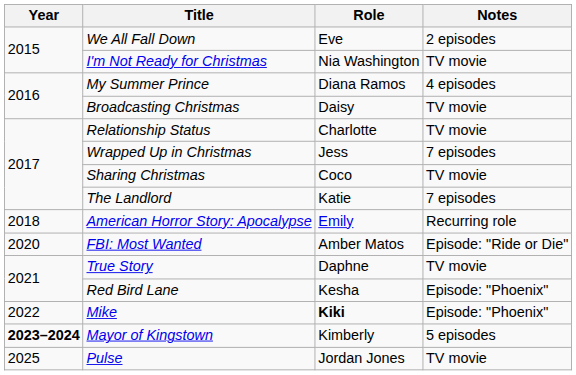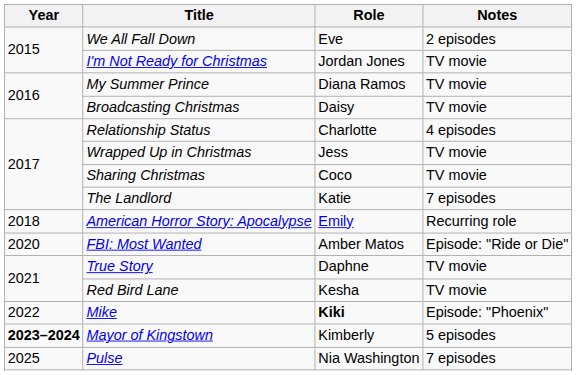(369, 61) Nia Washington -> (362, 61) Jordan Jones
(461, 84) 4 episodes -> (456, 84) TV movie
(456, 130) TV movie -> (461, 130) 4 episodes
(461, 152) 7 episodes -> (456, 152) TV movie
(487, 289) Episode: "Phoenix" -> (456, 289) TV movie
(362, 358) Jordan Jones -> (369, 358) Nia Washington
(456, 358) TV movie -> (461, 358) 7 episodes
